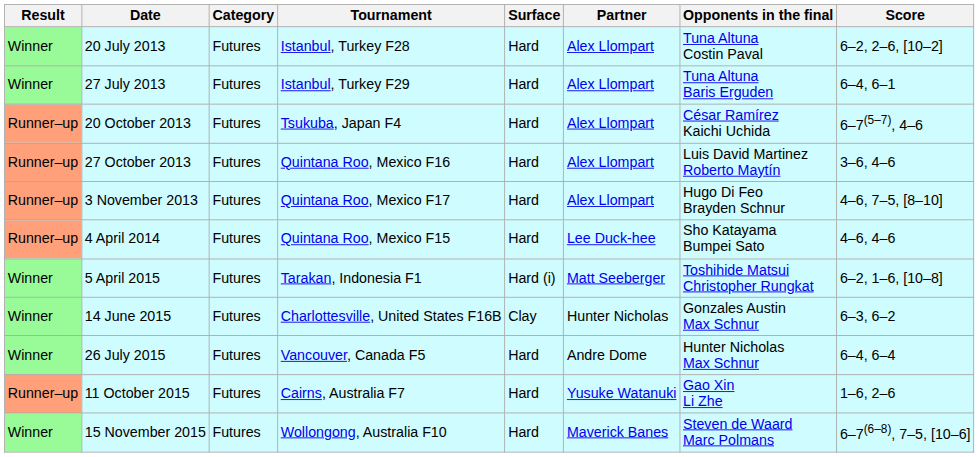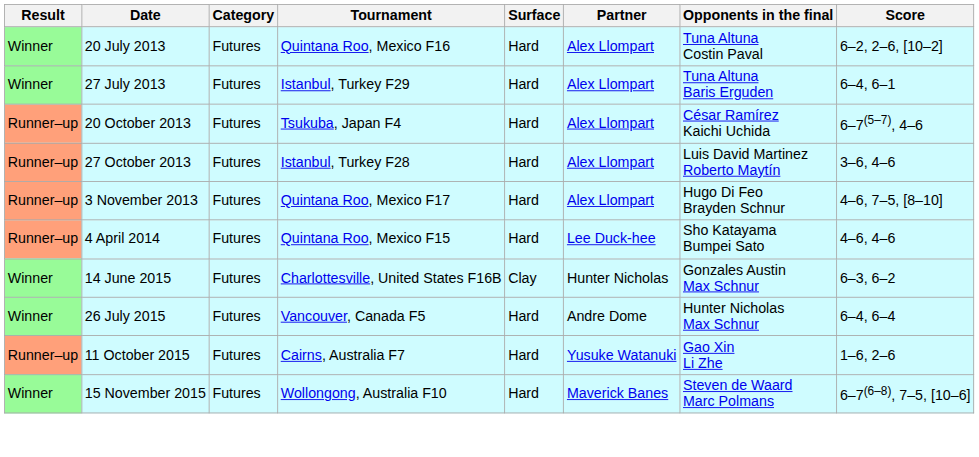(345, 46) Istanbul, Turkey F28 -> (365, 46) Quintana Roo, Mexico F16
(365, 162) Quintana Roo, Mexico F16 -> (345, 162) Istanbul, Turkey F28
- row: (122, 278)
